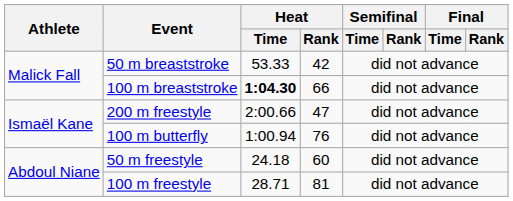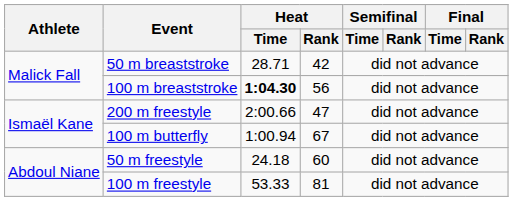(270, 64) 53.33 -> (270, 64) 28.71
(321, 88) 66 -> (321, 88) 56
(321, 136) 76 -> (321, 136) 67
(270, 184) 28.71 -> (270, 184) 53.33
